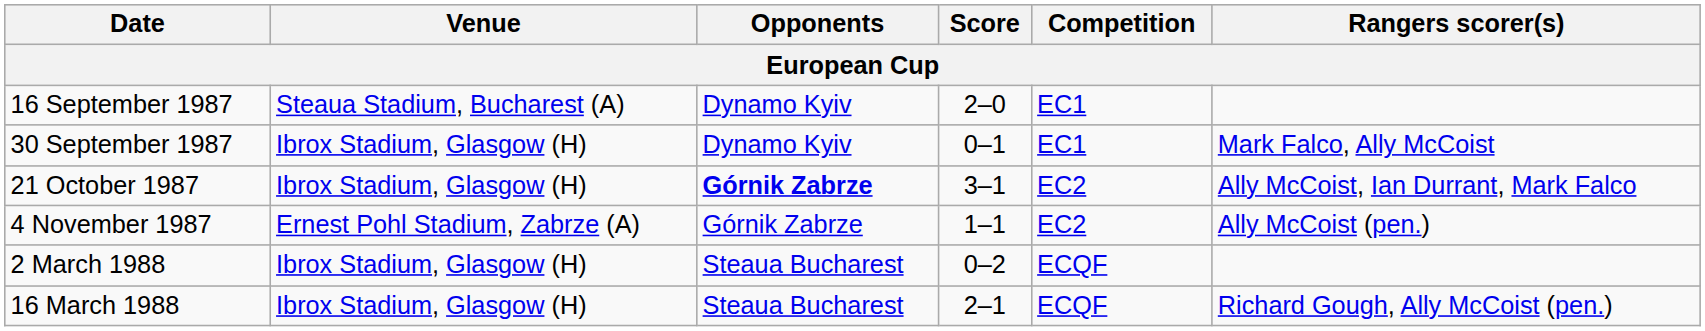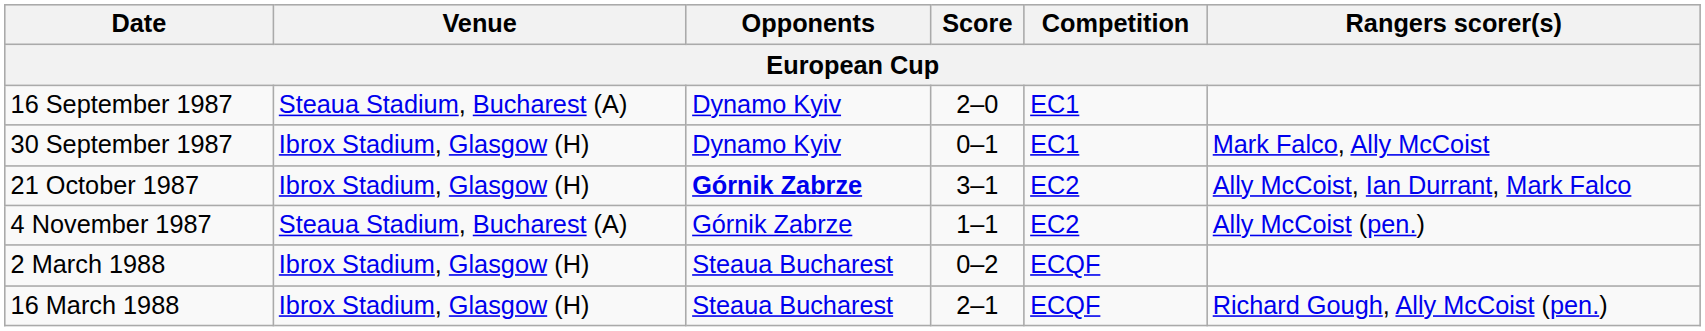(458, 225) Ernest Pohl Stadium, Zabrze (A) -> (453, 225) Steaua Stadium, Bucharest (A)
